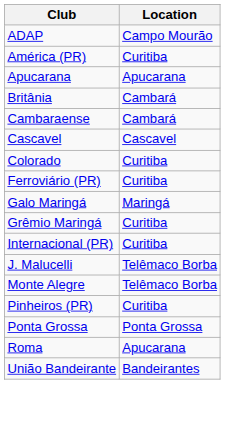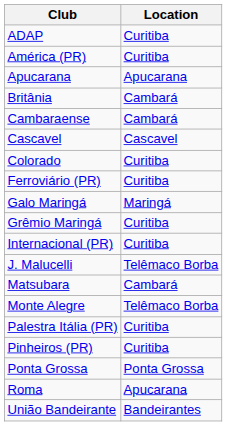(167, 35) Campo Mourão -> (146, 35) Curitiba
+ row: (38, 285)
+ row: (62, 327)
